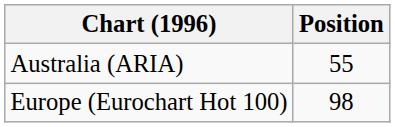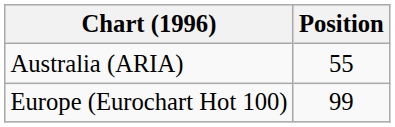(341, 102) 98 -> (341, 102) 99
